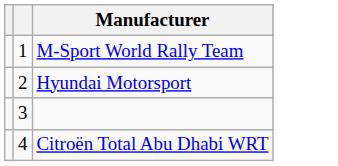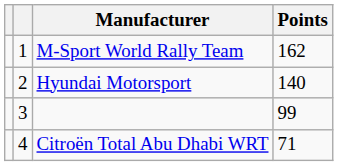+ column: (303, 19)
